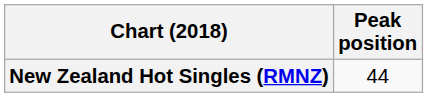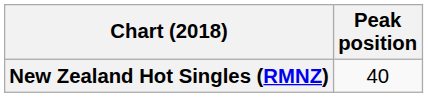(378, 75) 44 -> (378, 75) 40
